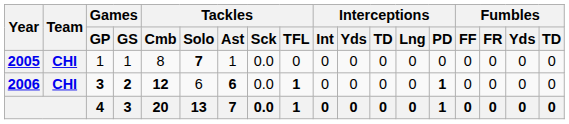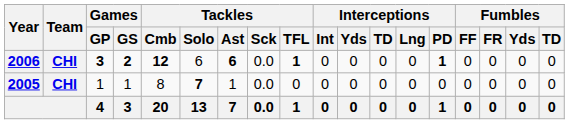rows swapped: (24, 61) <-> (24, 84)
